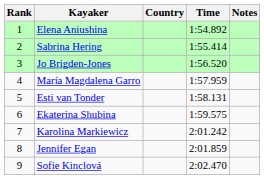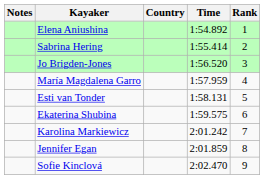columns swapped: (19, 13) <-> (245, 13)
